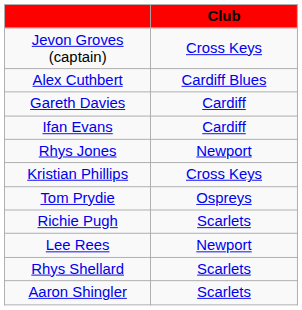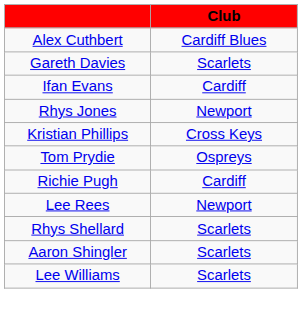- row: (78, 48)
(224, 103) Cardiff -> (224, 63) Scarlets
(224, 221) Scarlets -> (224, 181) Cardiff
+ row: (78, 275)
